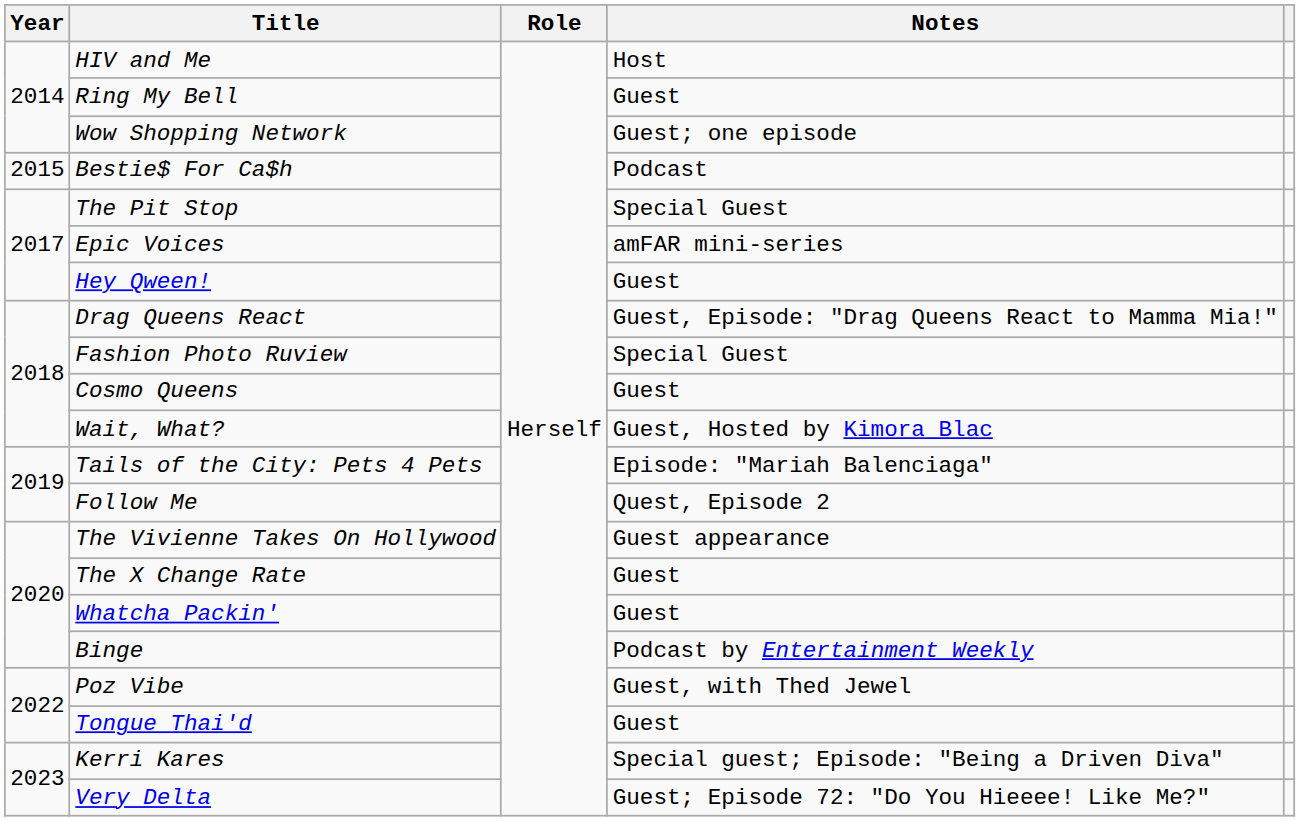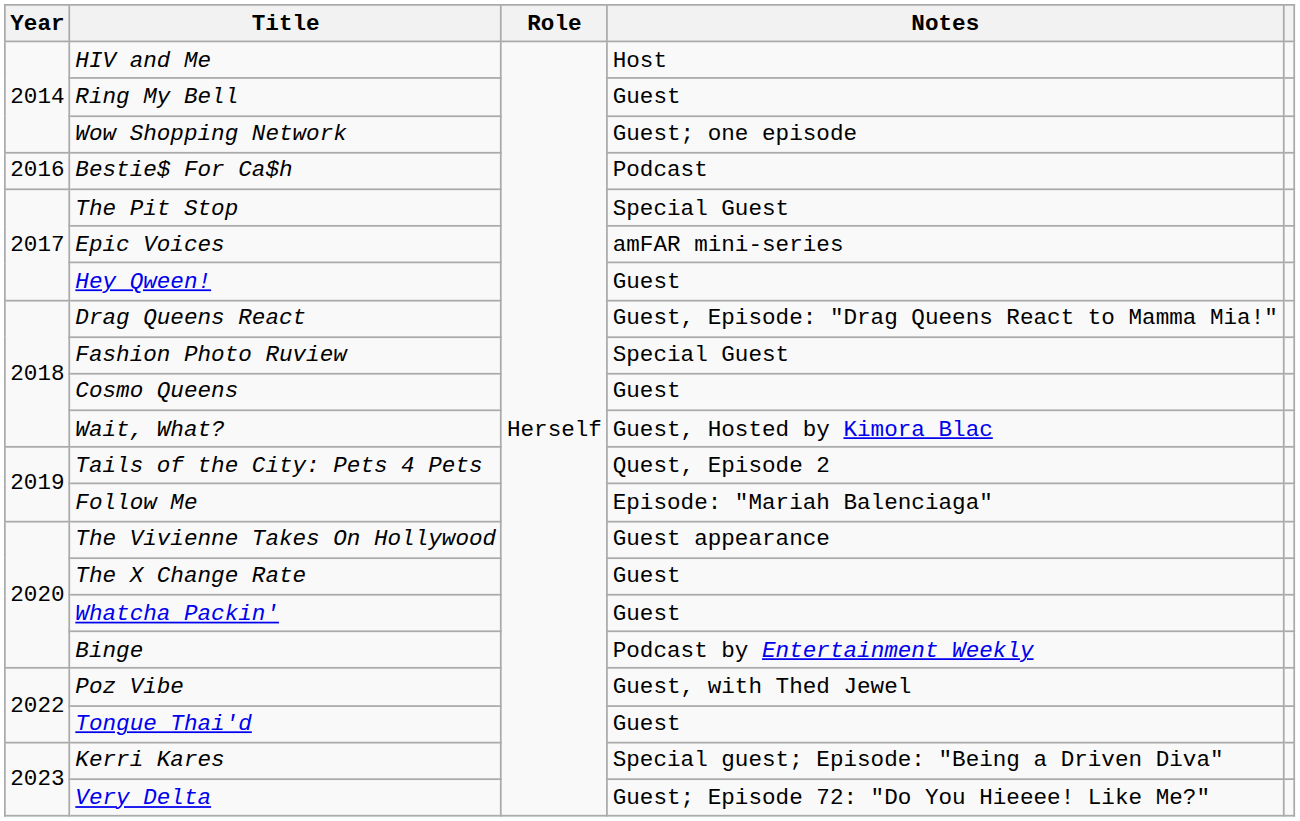(37, 171) 2015 -> (37, 171) 2016
(803, 466) Episode: "Mariah Balenciaga" -> (721, 466) Quest, Episode 2
(721, 503) Quest, Episode 2 -> (803, 503) Episode: "Mariah Balenciaga"
